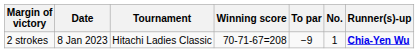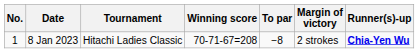columns swapped: (335, 18) <-> (30, 18)
(306, 40) −9 -> (277, 40) −8
